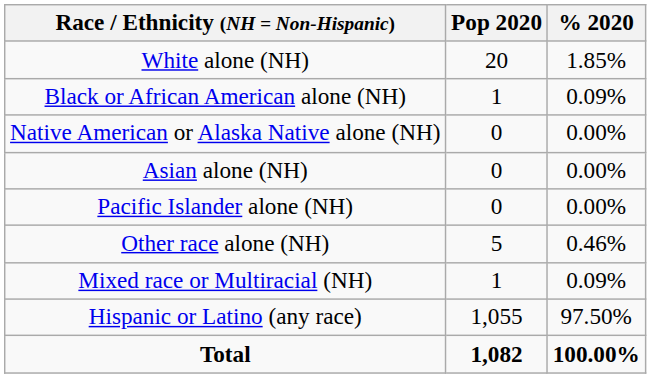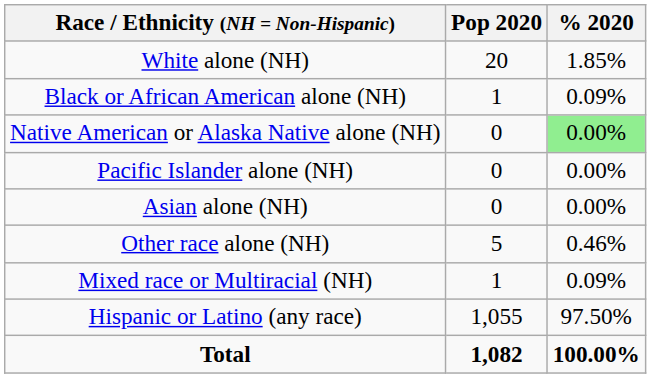(596, 133) no background -> (596, 133) lightgreen background
rows swapped: (225, 170) <-> (225, 206)
